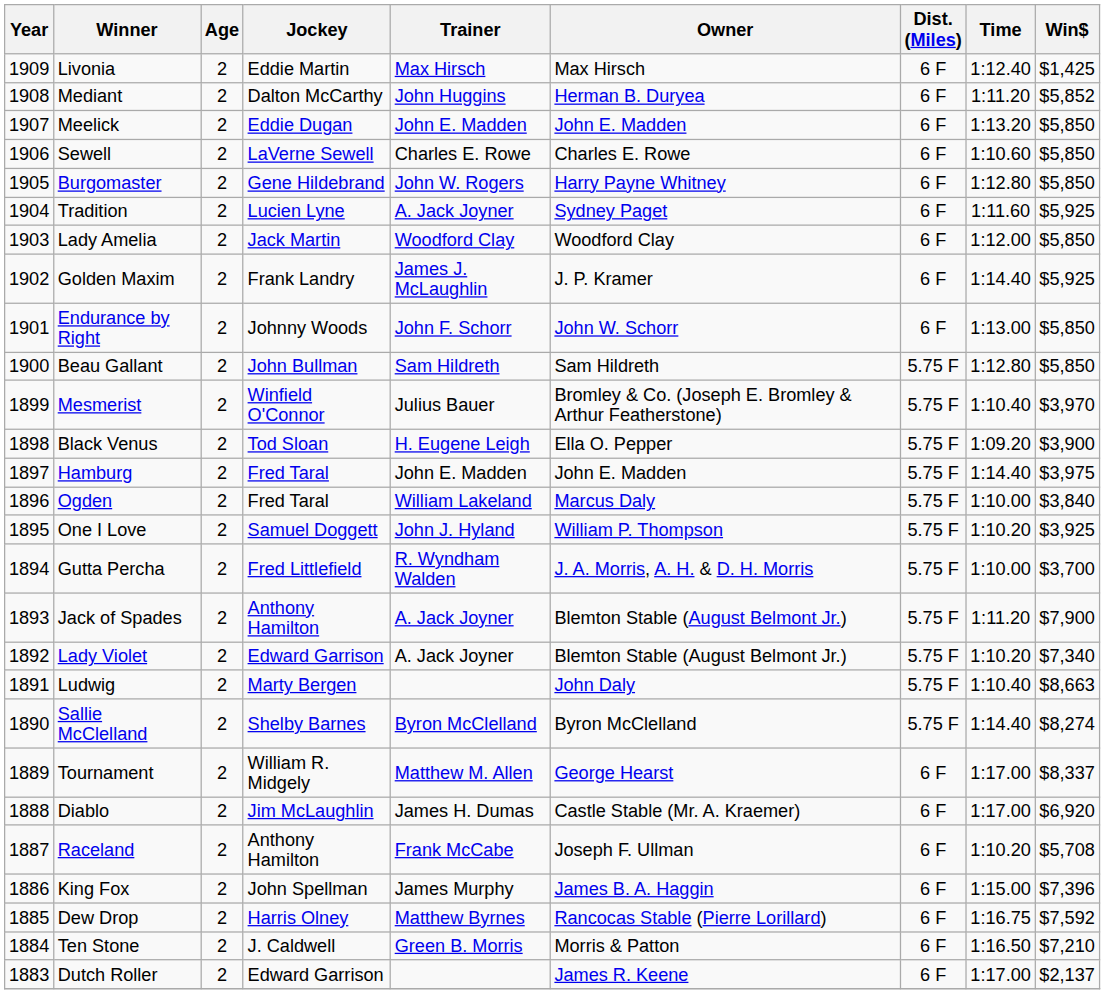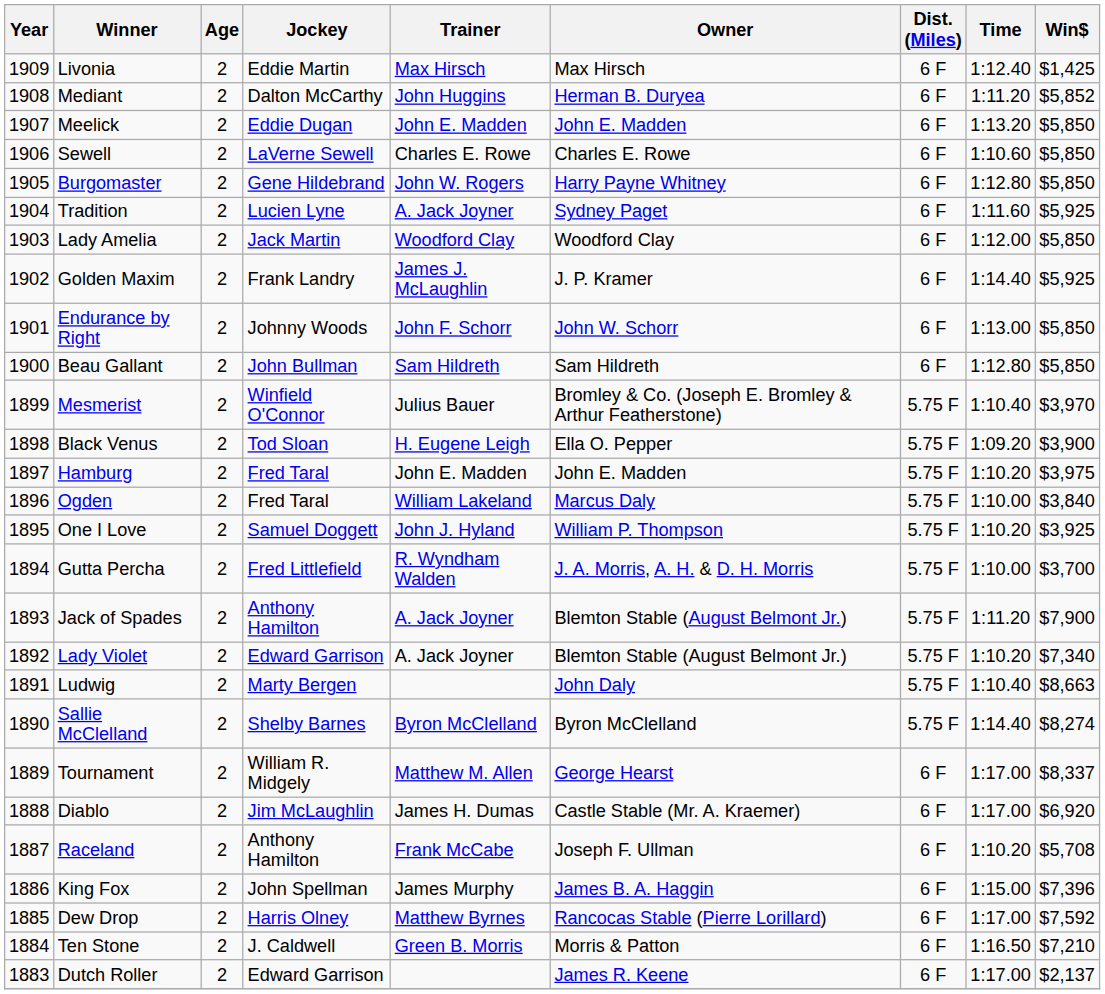(933, 366) 5.75 F -> (933, 366) 6 F
(1001, 473) 1:14.40 -> (1001, 473) 1:10.20
(1001, 917) 1:16.75 -> (1001, 917) 1:17.00
